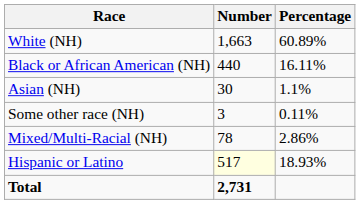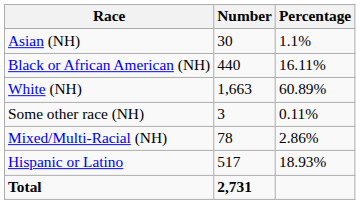rows swapped: (45, 41) <-> (44, 89)
(229, 162) lightyellow background -> (229, 162) no background
